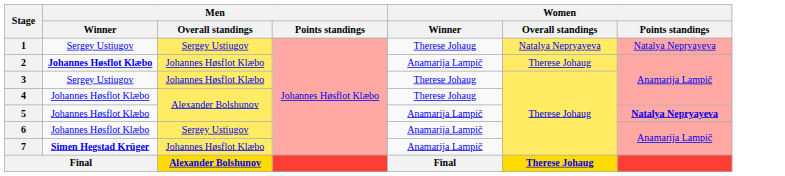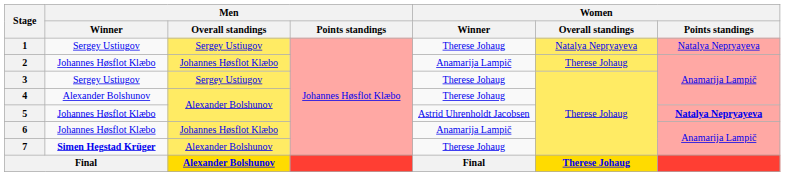(100, 63) bold -> (106, 63) normal
(215, 80) Johannes Høsflot Klæbo -> (229, 80) Sergey Ustiugov
(100, 96) Johannes Høsflot Klæbo -> (106, 96) Alexander Bolshunov
(445, 113) Anamarija Lampič -> (474, 113) Astrid Uhrenholdt Jacobsen
(215, 130) Sergey Ustiugov -> (229, 130) Johannes Høsflot Klæbo
(215, 147) Johannes Høsflot Klæbo -> (229, 147) Alexander Bolshunov
(445, 147) Anamarija Lampič -> (474, 147) Therese Johaug
